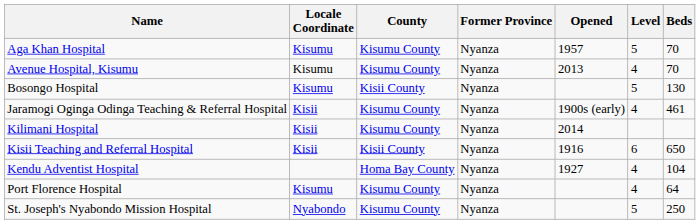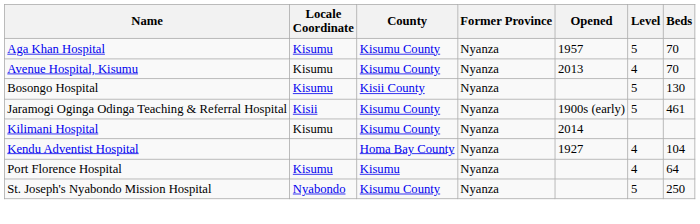(634, 108) 4 -> (634, 108) 5
(305, 128) Kisii -> (313, 128) Kisumu
- row: (100, 149)
(400, 189) Kisumu County -> (380, 169) Kisumu
